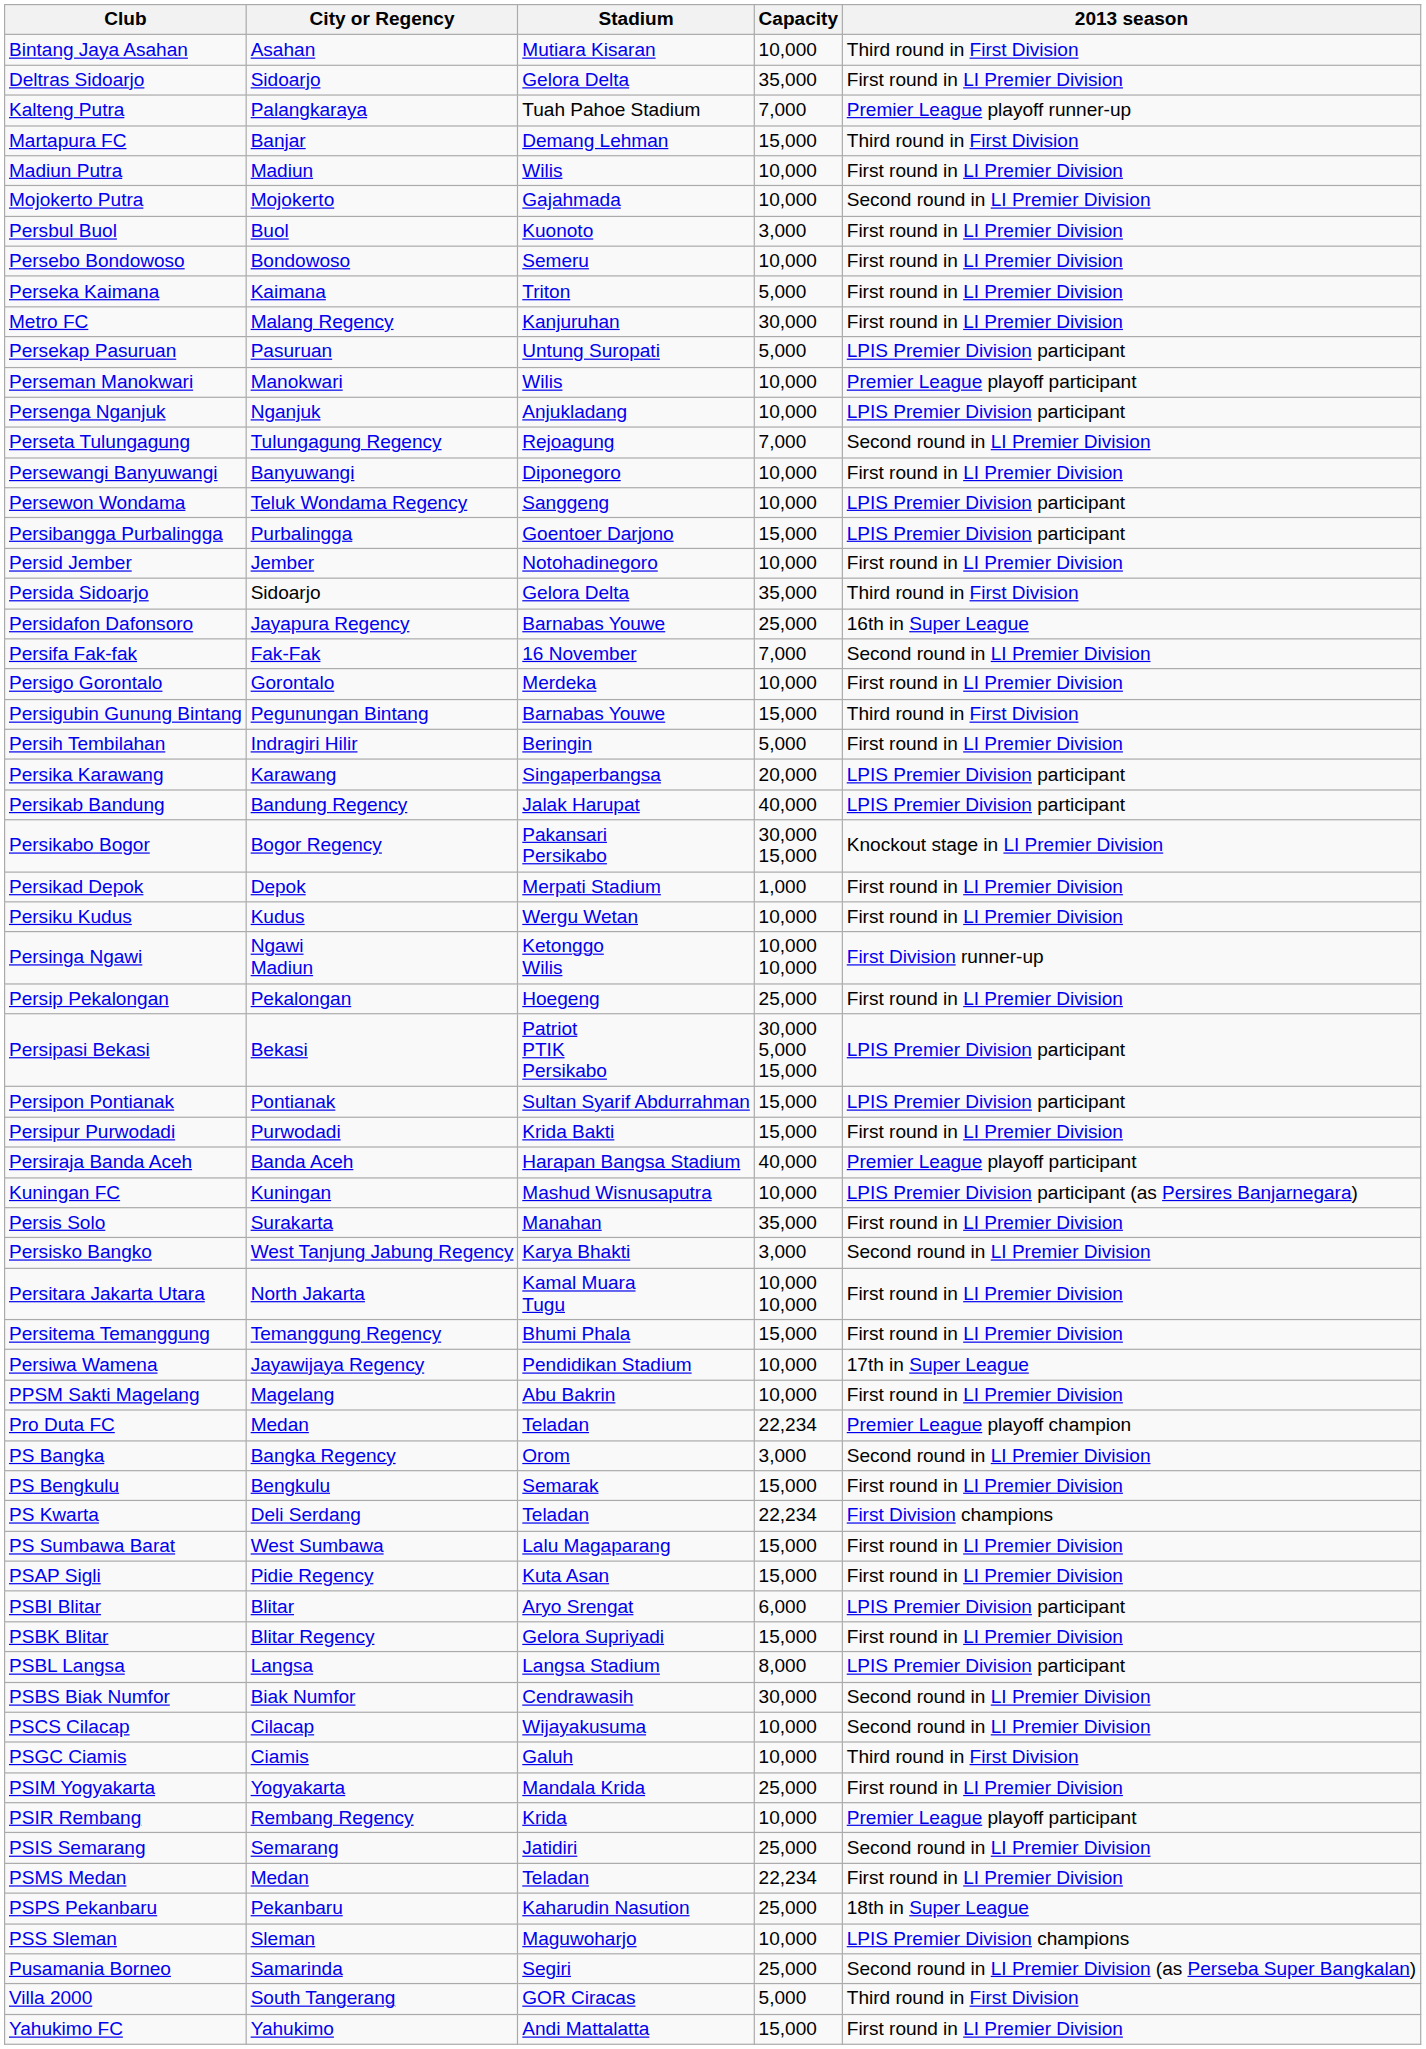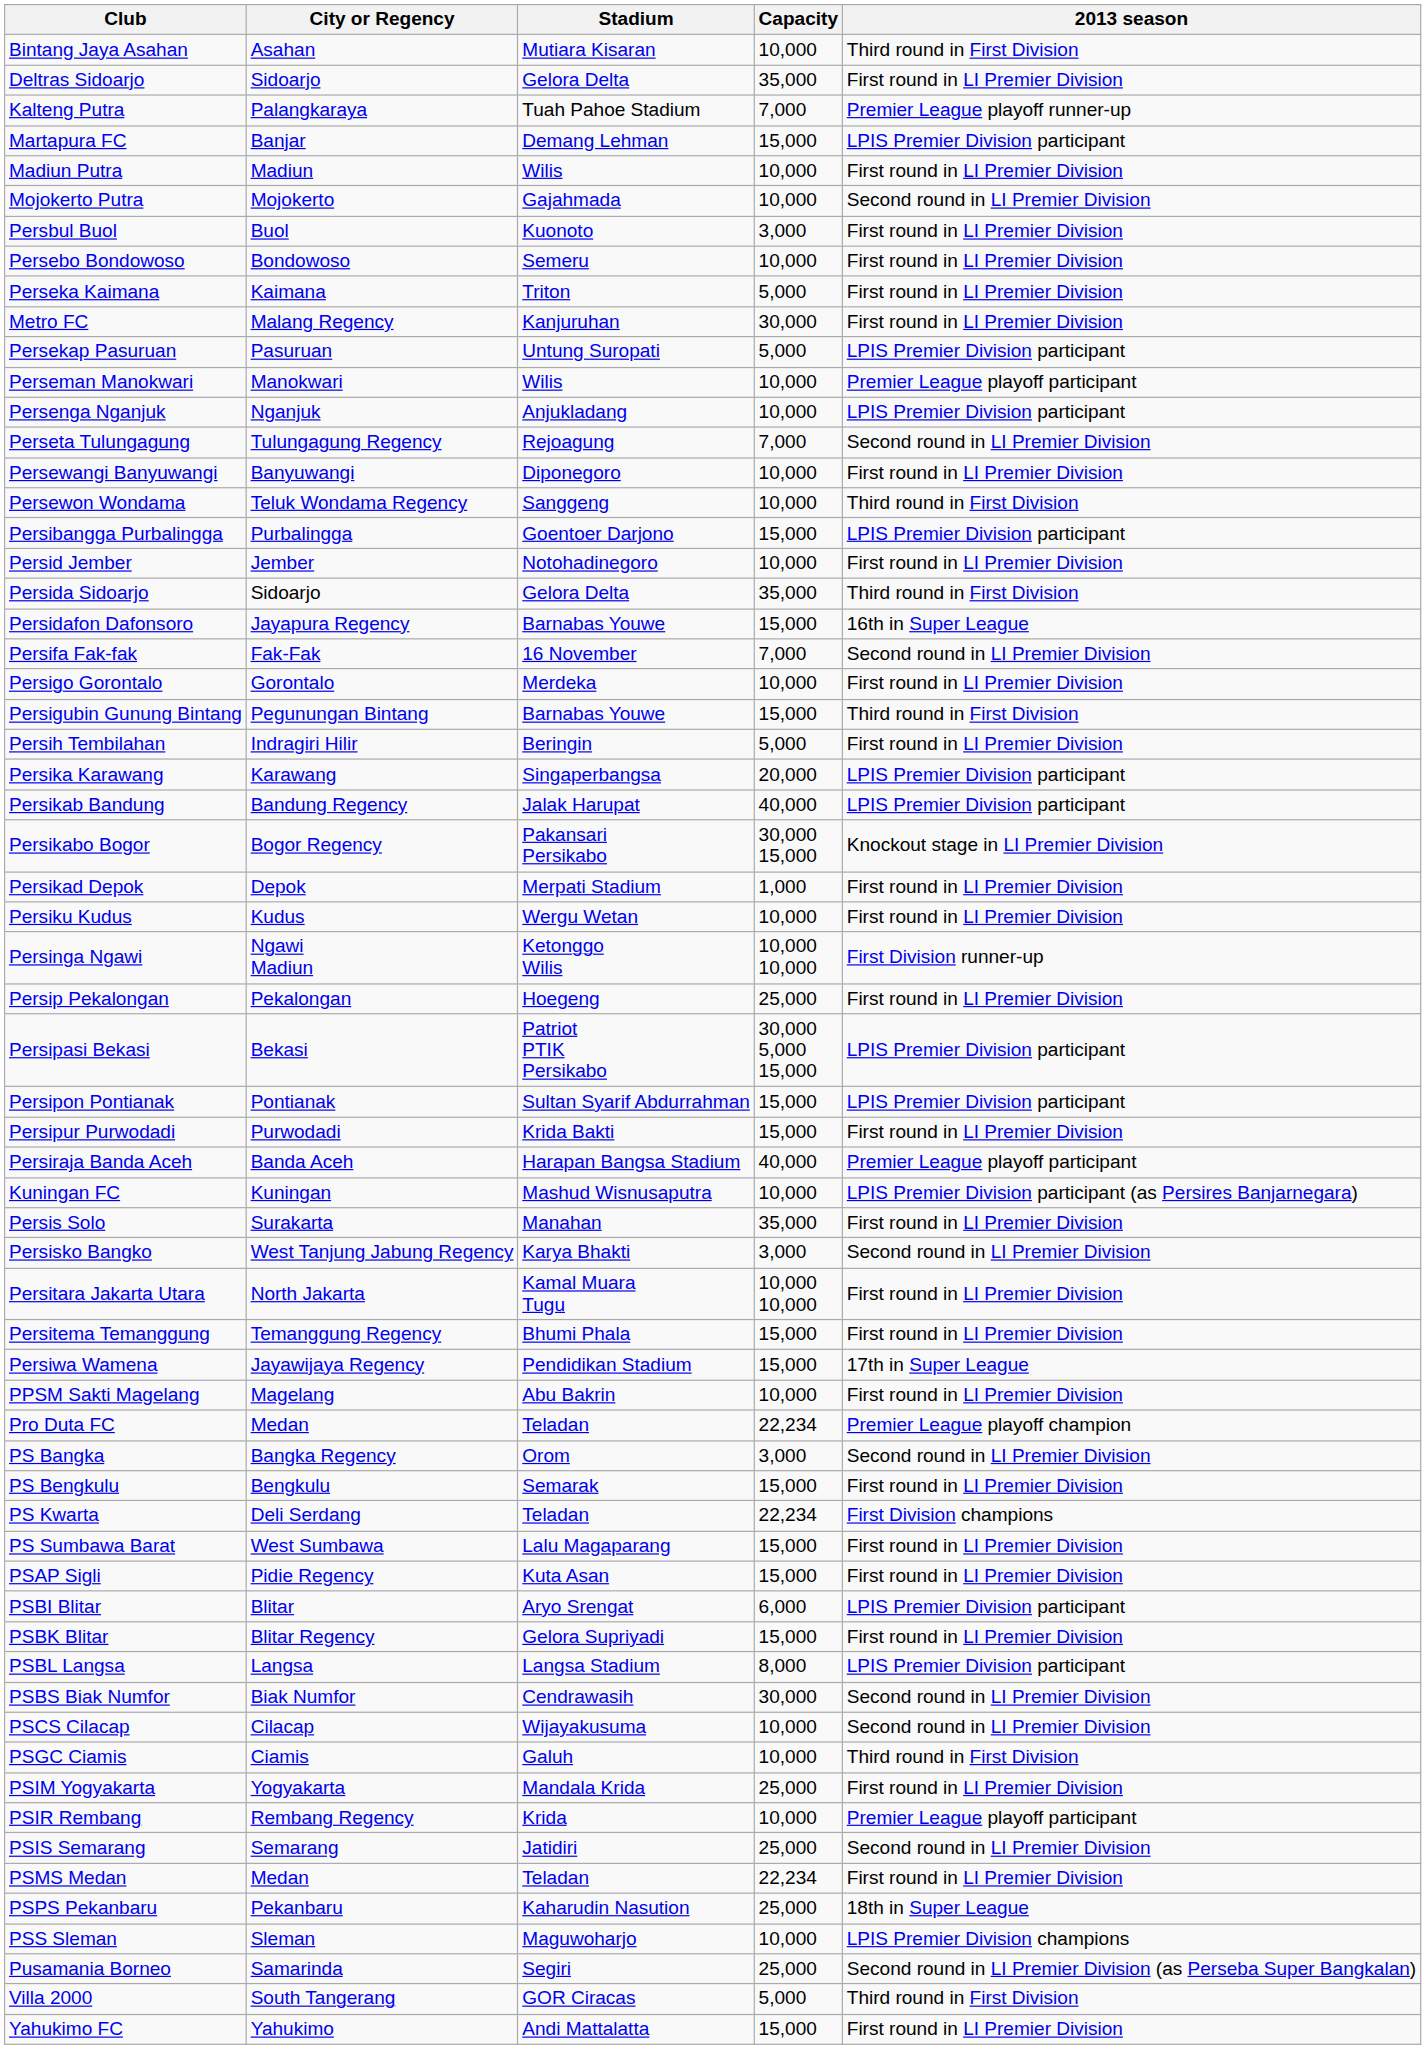(963, 140) Third round in First Division -> (986, 140) LPIS Premier Division participant
(986, 502) LPIS Premier Division participant -> (963, 502) Third round in First Division
(788, 623) 25,000 -> (788, 623) 15,000
(788, 1364) 10,000 -> (788, 1364) 15,000
